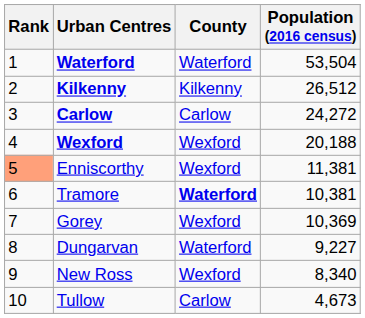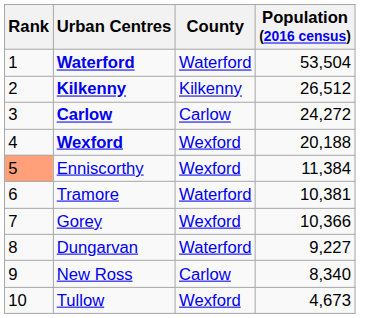(332, 168) 11,381 -> (326, 168) 11,384
(218, 194) bold -> (215, 194) normal
(331, 221) 10,369 -> (325, 221) 10,366
(210, 273) Wexford -> (205, 273) Carlow
(205, 300) Carlow -> (210, 300) Wexford
